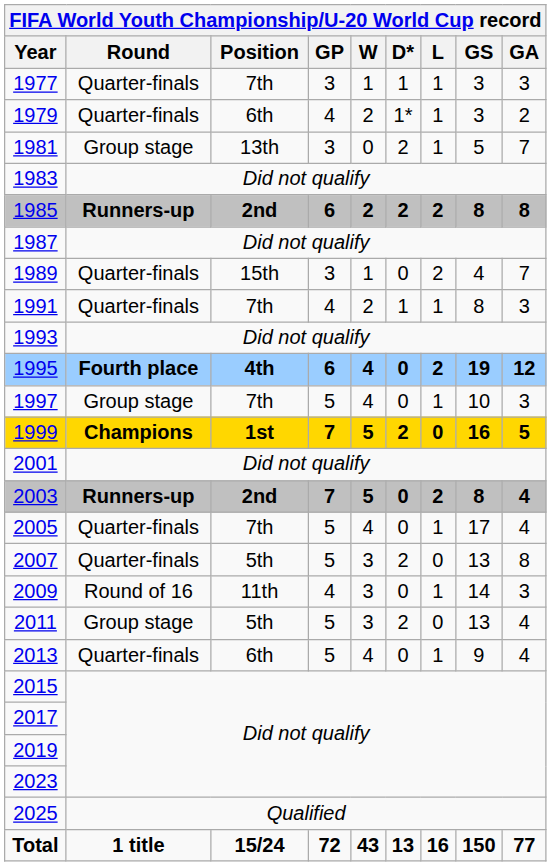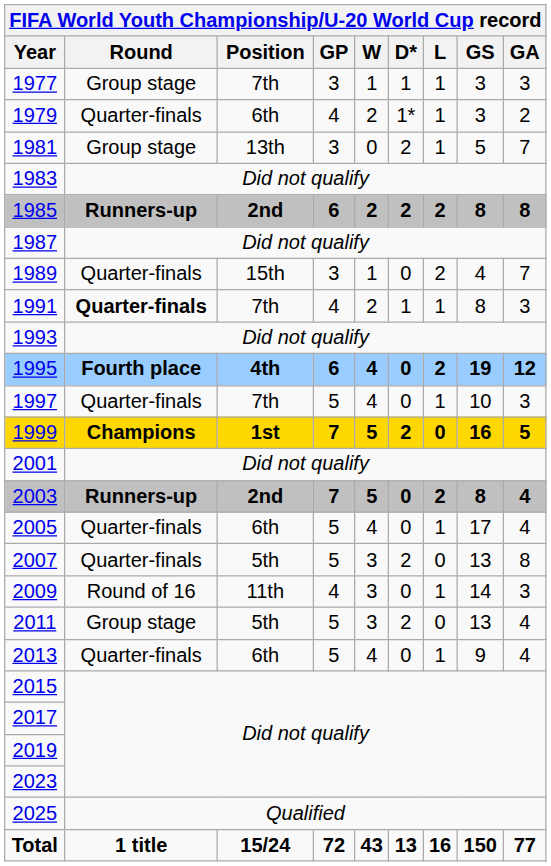(138, 83) Quarter-finals -> (141, 83) Group stage
(138, 305) normal -> (141, 305) bold
(138, 400) Group stage -> (141, 400) Quarter-finals
(260, 527) 7th -> (265, 527) 6th
